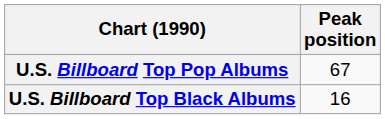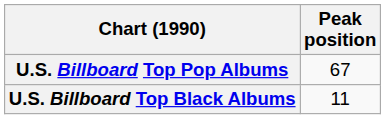(340, 98) 16 -> (340, 98) 11
